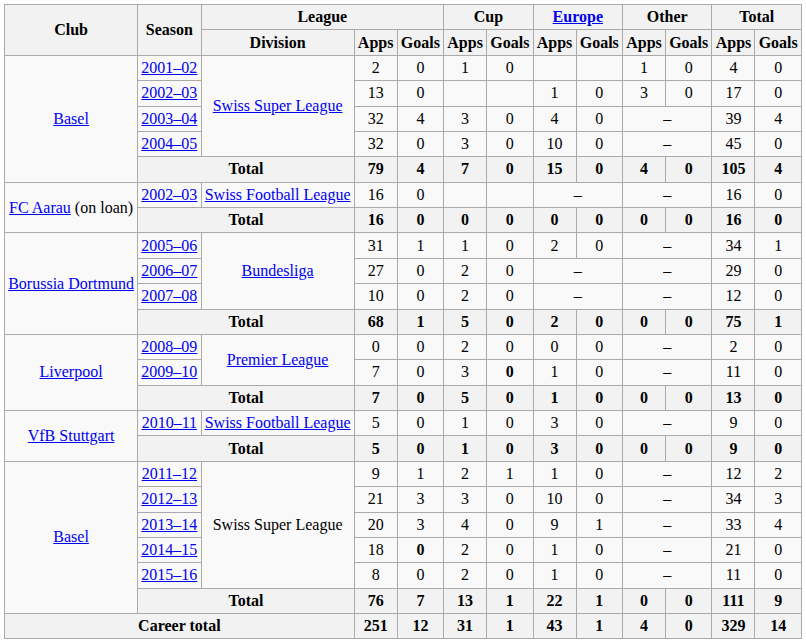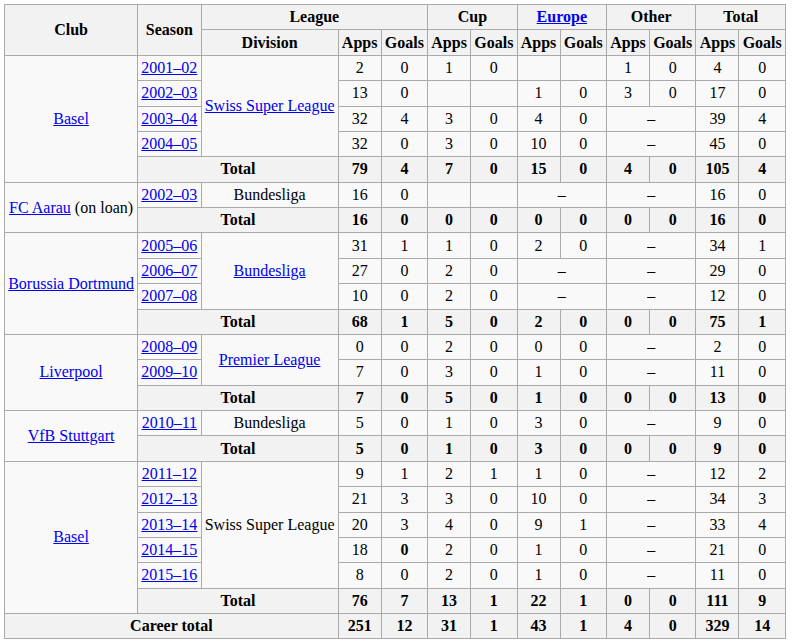(278, 194) Swiss Football League -> (270, 194) Bundesliga
(510, 372) bold -> (494, 372) normal
(278, 423) Swiss Football League -> (270, 423) Bundesliga
